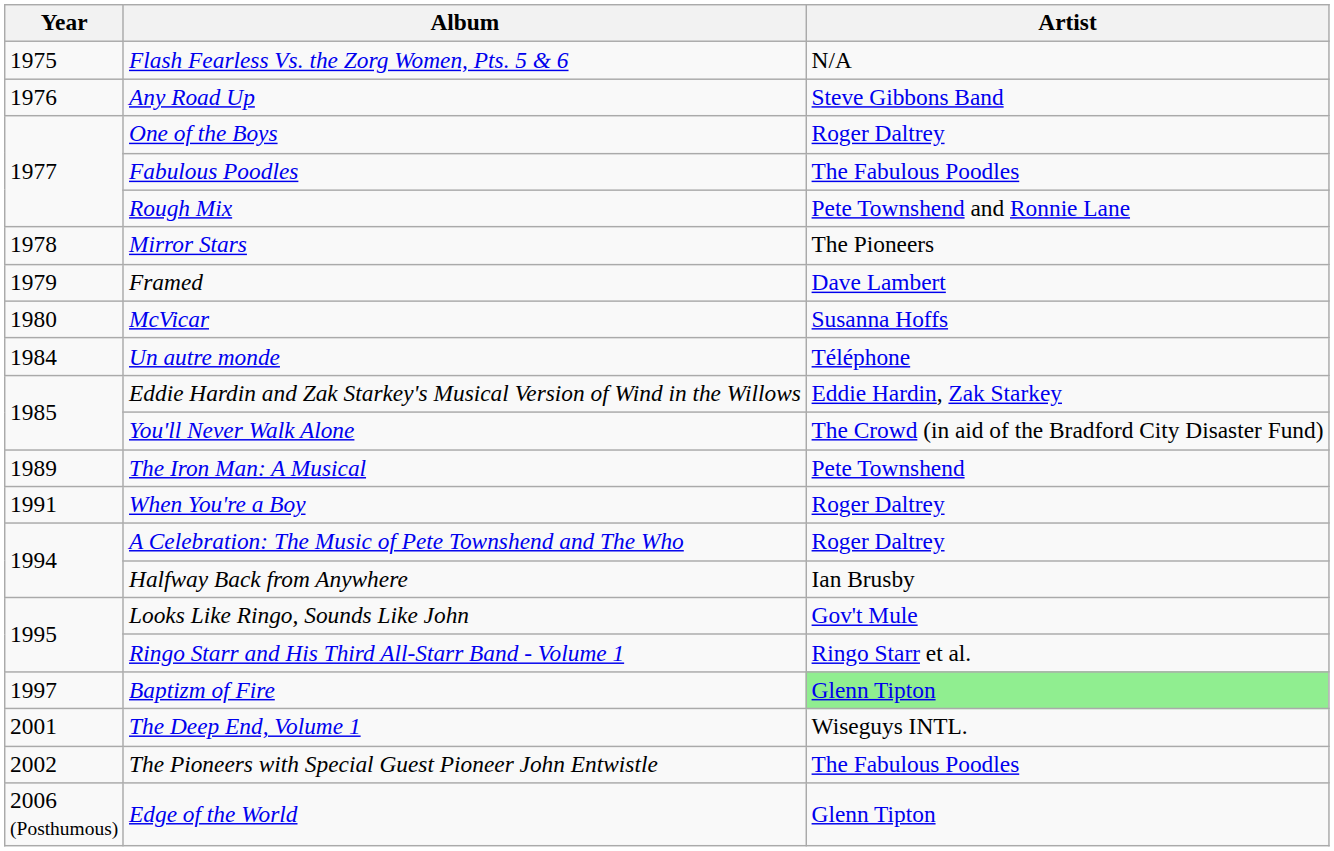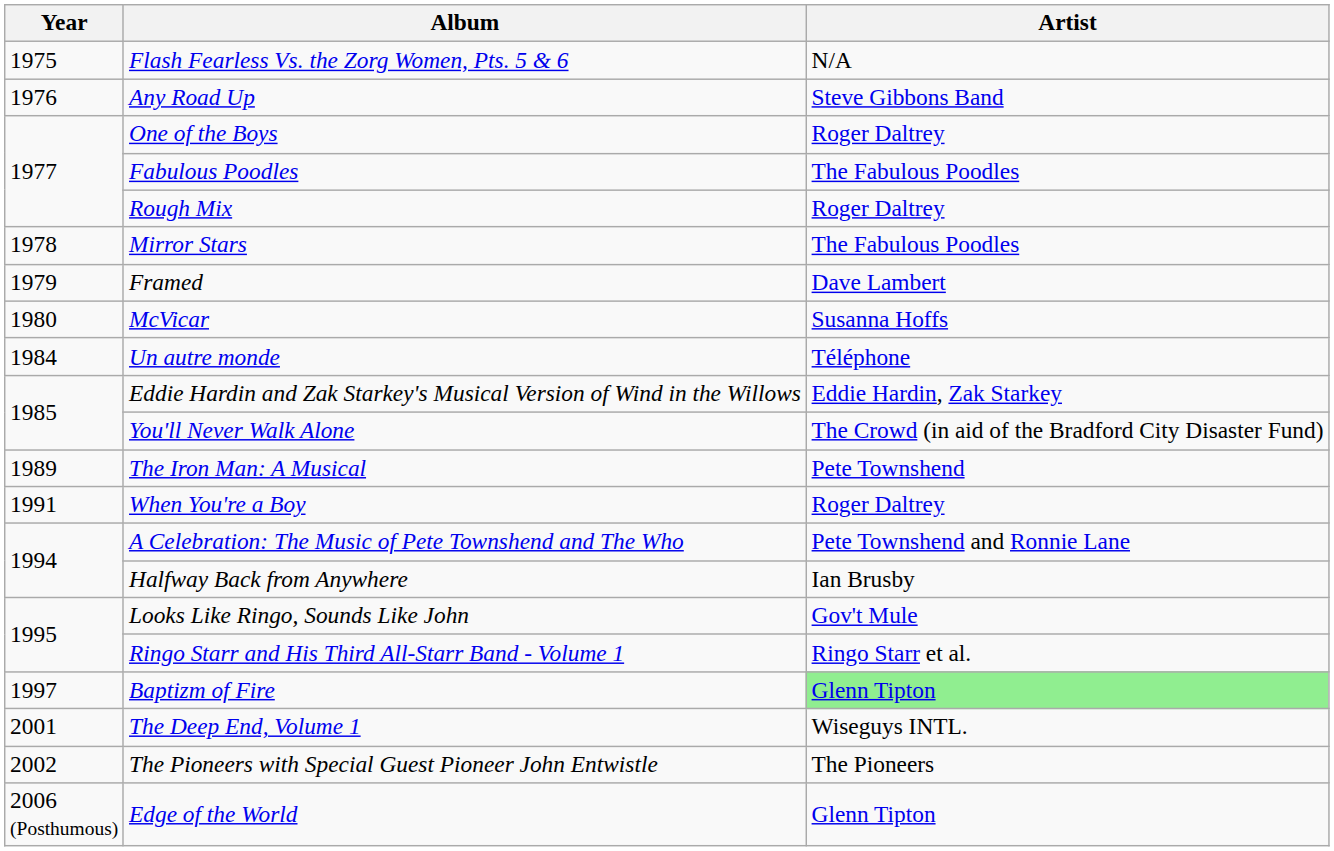(971, 208) Pete Townshend and Ronnie Lane -> (878, 208) Roger Daltrey
(873, 245) The Pioneers -> (915, 245) The Fabulous Poodles
(878, 541) Roger Daltrey -> (971, 541) Pete Townshend and Ronnie Lane
(915, 763) The Fabulous Poodles -> (873, 763) The Pioneers
